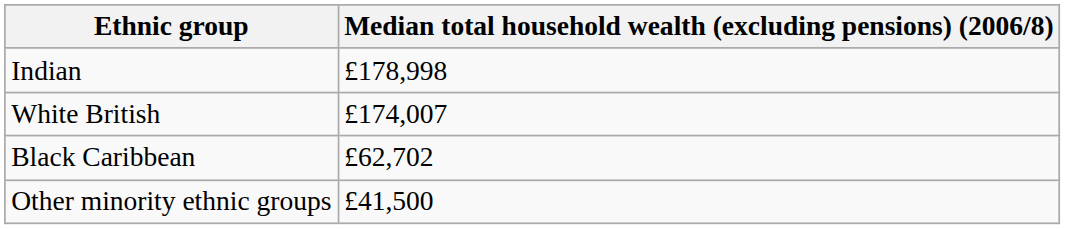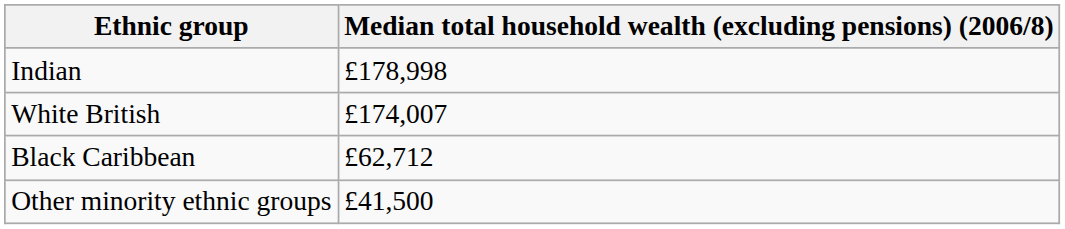(389, 157) £62,702 -> (389, 157) £62,712
